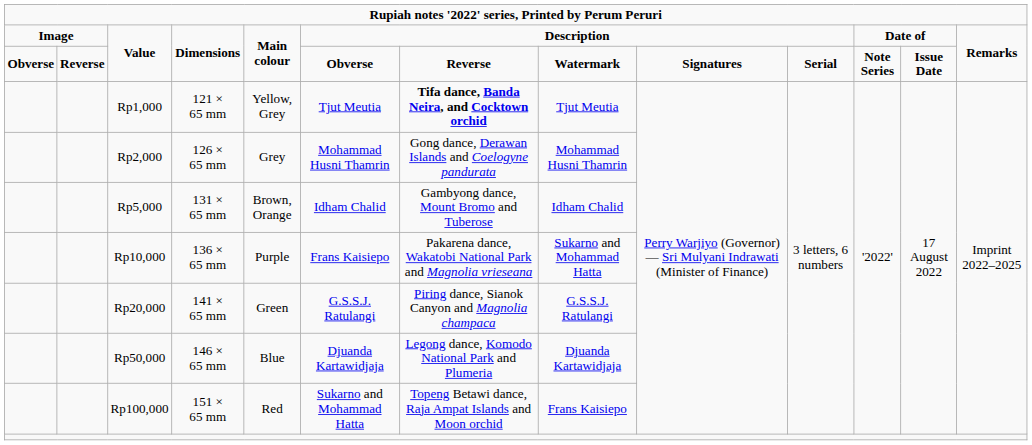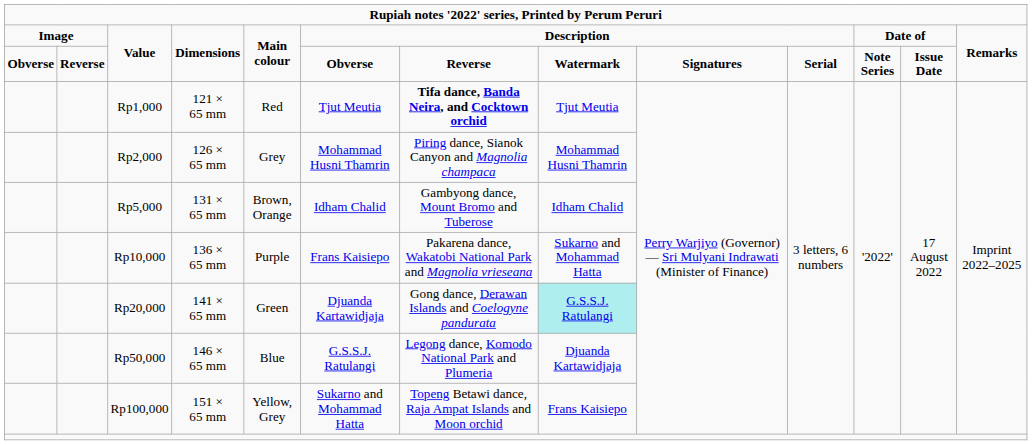(272, 106) Yellow, Grey -> (272, 106) Red
(469, 157) Gong dance, Derawan Islands and Coelogyne pandurata -> (469, 157) Piring dance, Sianok Canyon and Magnolia champaca
(350, 308) G.S.S.J. Ratulangi -> (350, 308) Djuanda Kartawidjaja
(469, 308) Piring dance, Sianok Canyon and Magnolia champaca -> (469, 308) Gong dance, Derawan Islands and Coelogyne pandurata
(587, 308) no background -> (587, 308) paleturquoise background
(350, 358) Djuanda Kartawidjaja -> (350, 358) G.S.S.J. Ratulangi
(272, 408) Red -> (272, 408) Yellow, Grey
